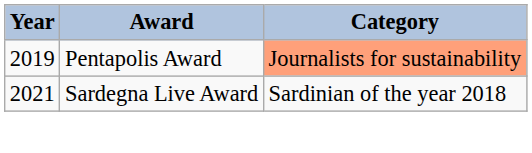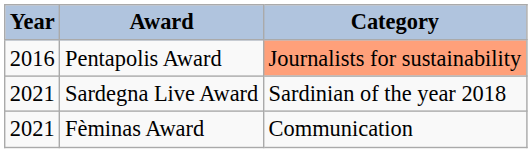(32, 57) 2019 -> (32, 57) 2016
+ row: (135, 128)
